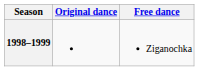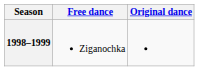columns swapped: (86, 12) <-> (157, 12)
